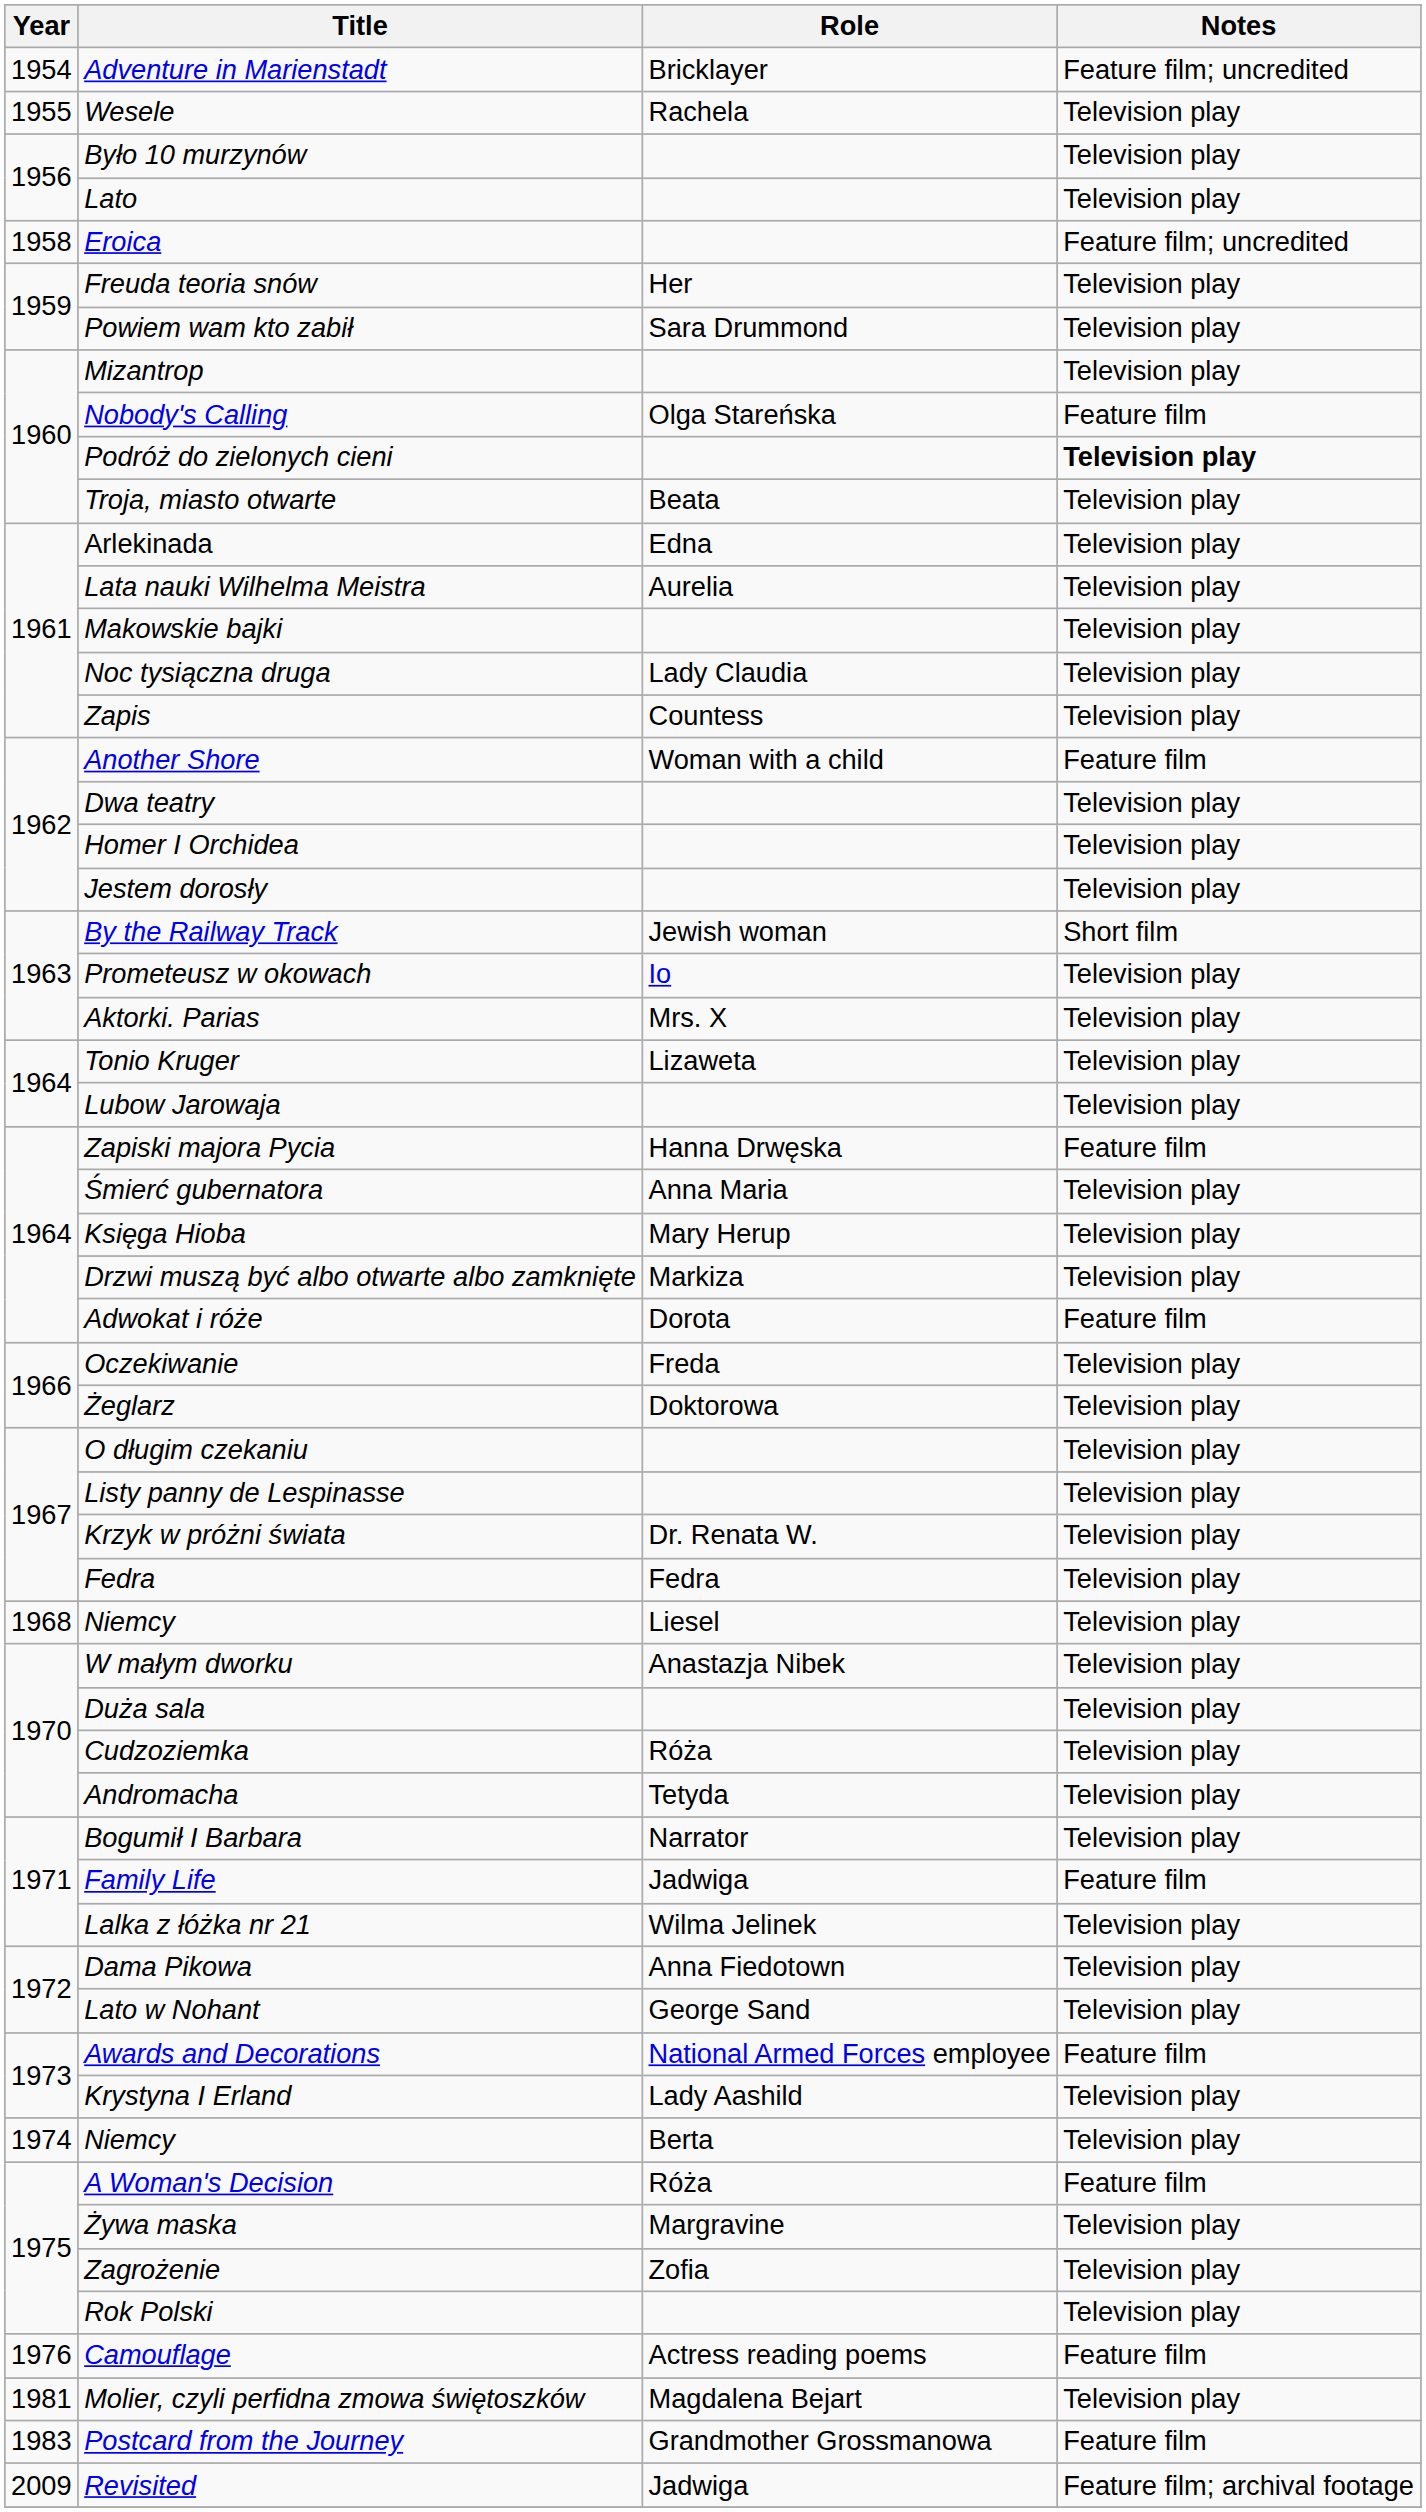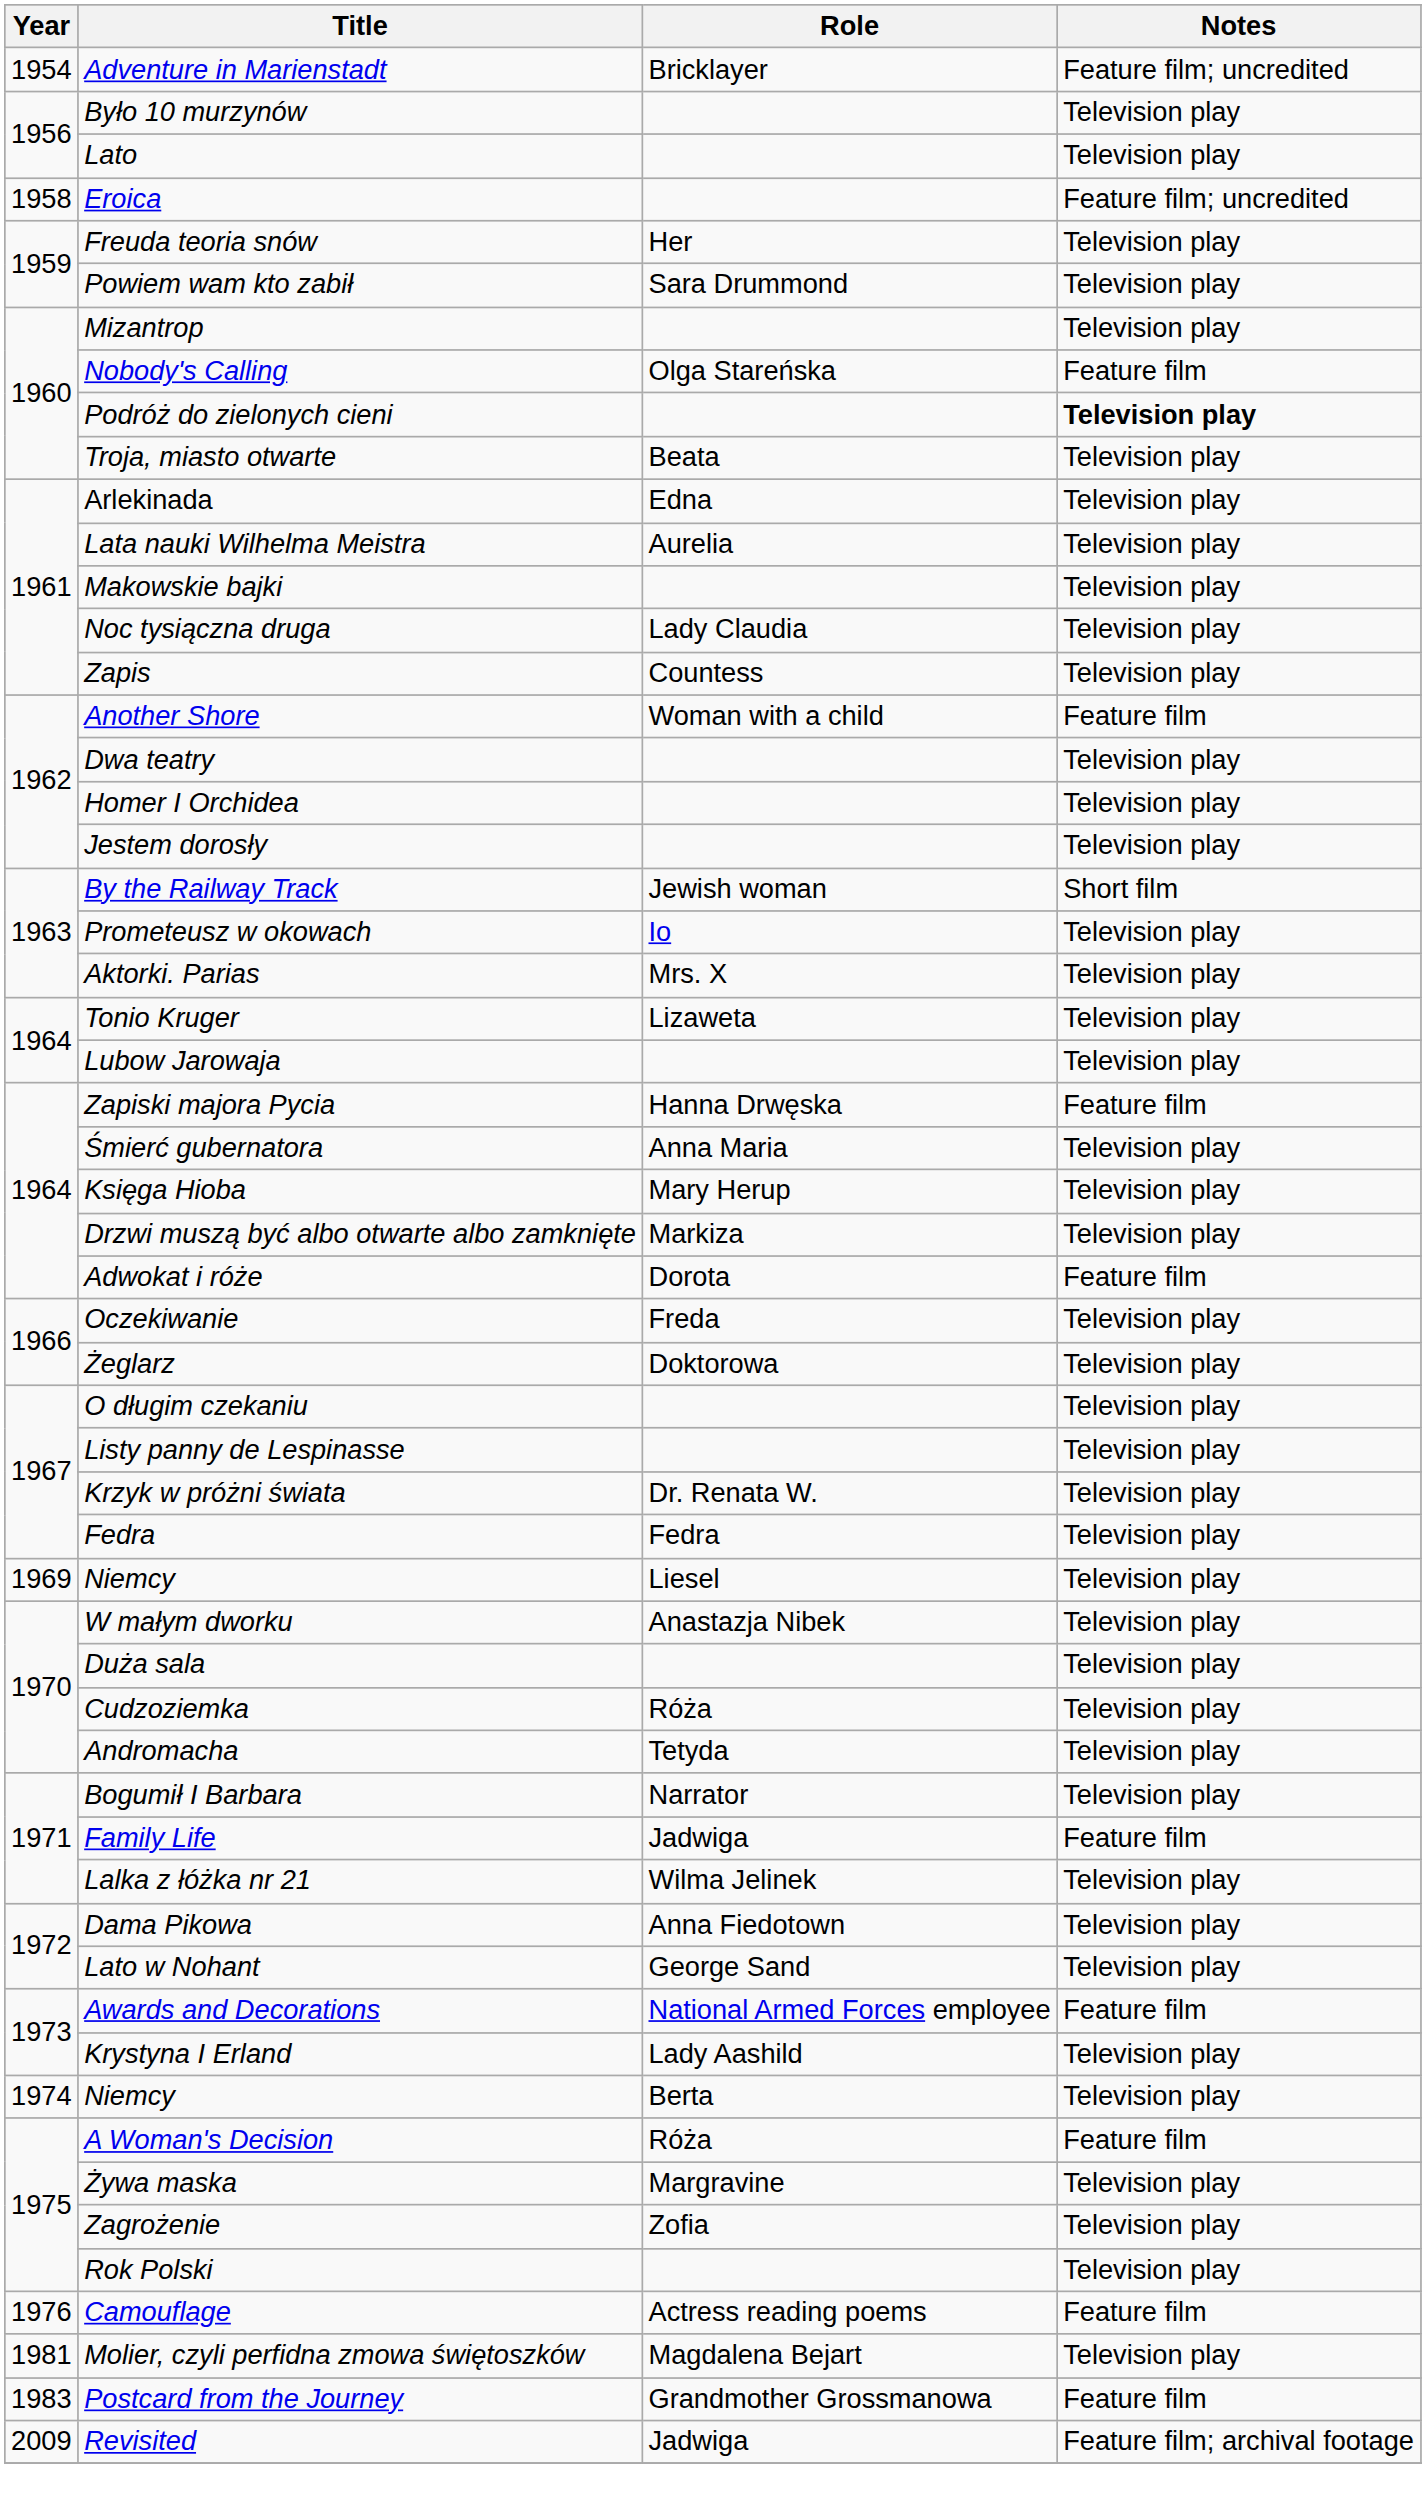- row: (129, 112)
(41, 1622) 1968 -> (41, 1579) 1969
